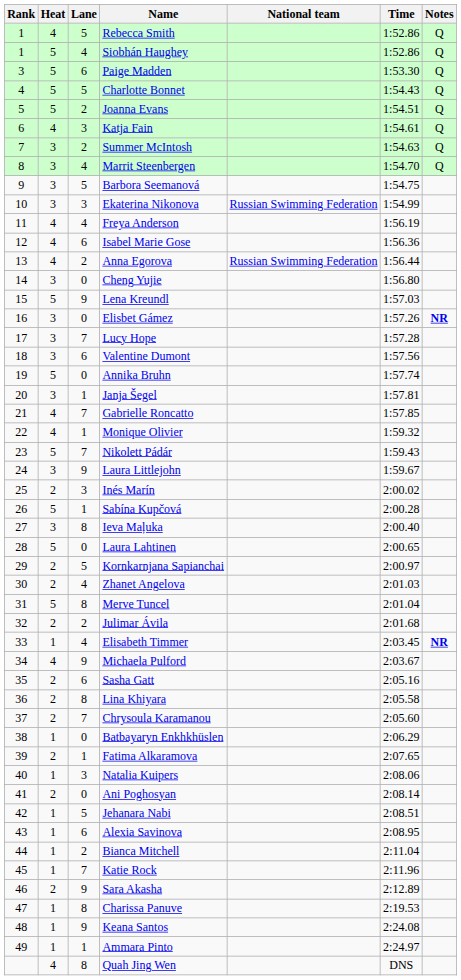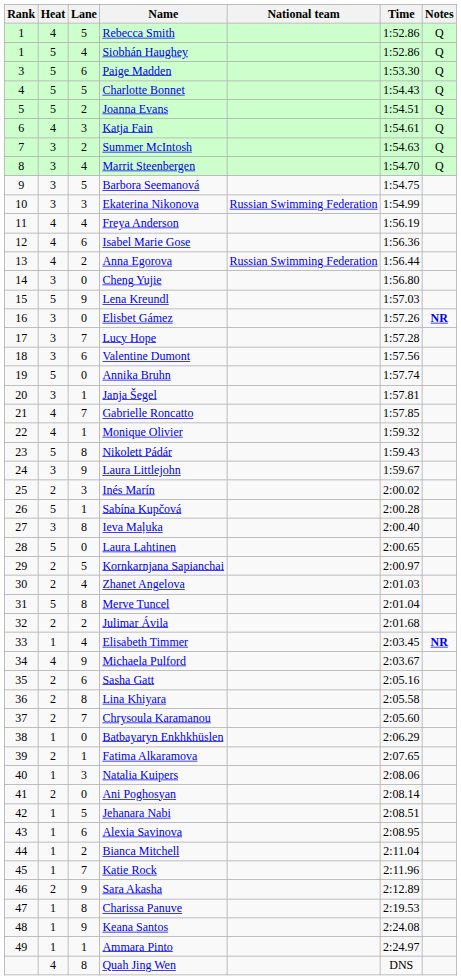(84, 451) 7 -> (84, 451) 8
